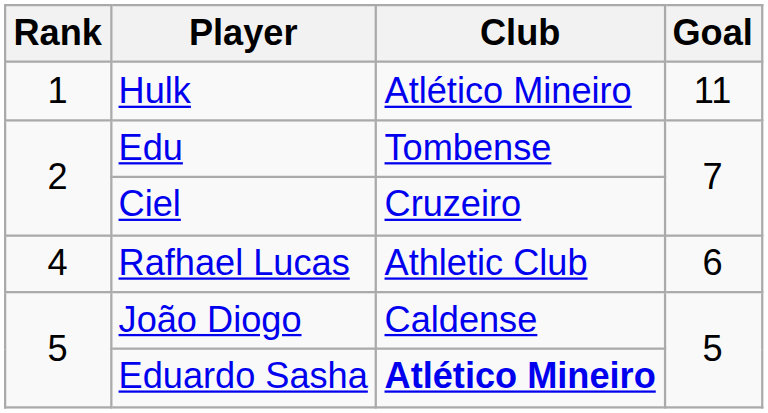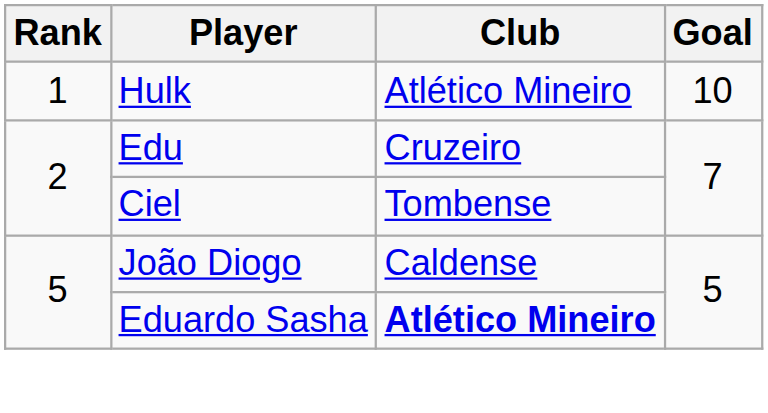(713, 90) 11 -> (713, 90) 10
(468, 147) Tombense -> (453, 147) Cruzeiro
(453, 205) Cruzeiro -> (468, 205) Tombense
- row: (234, 262)
